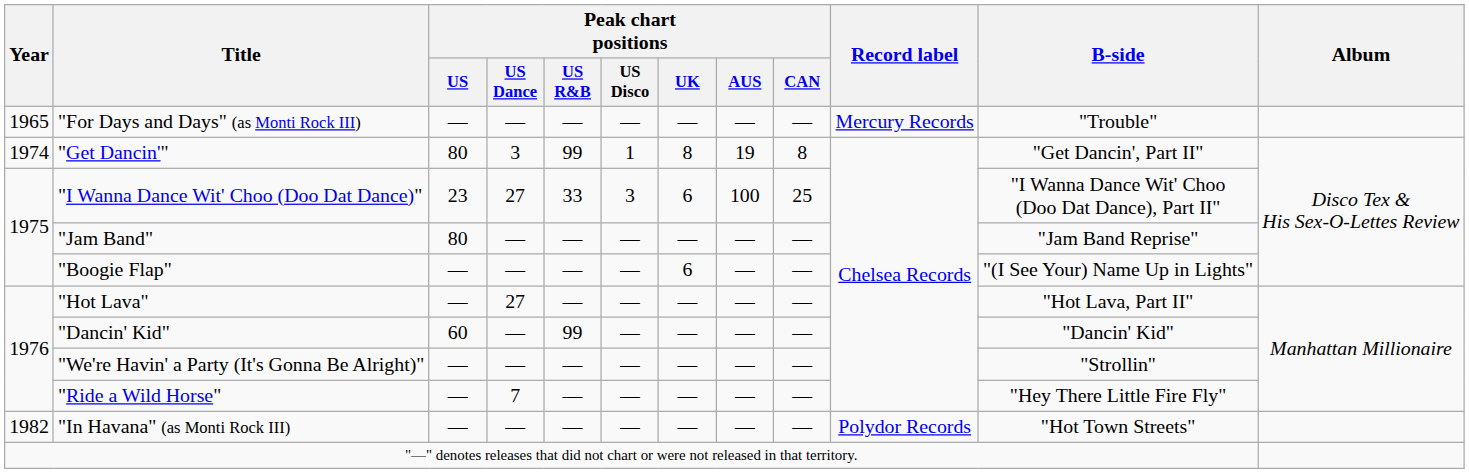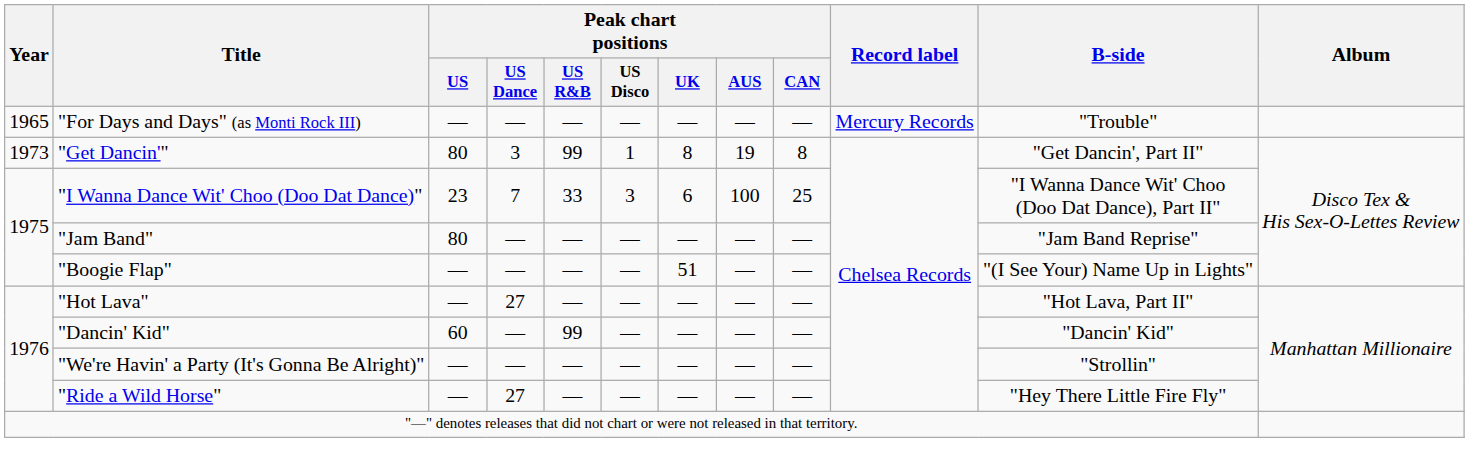(29, 152) 1974 -> (29, 152) 1973
(515, 195) 27 -> (515, 195) 7
(687, 269) 6 -> (687, 269) 51
(515, 395) 7 -> (515, 395) 27
- row: (174, 427)
